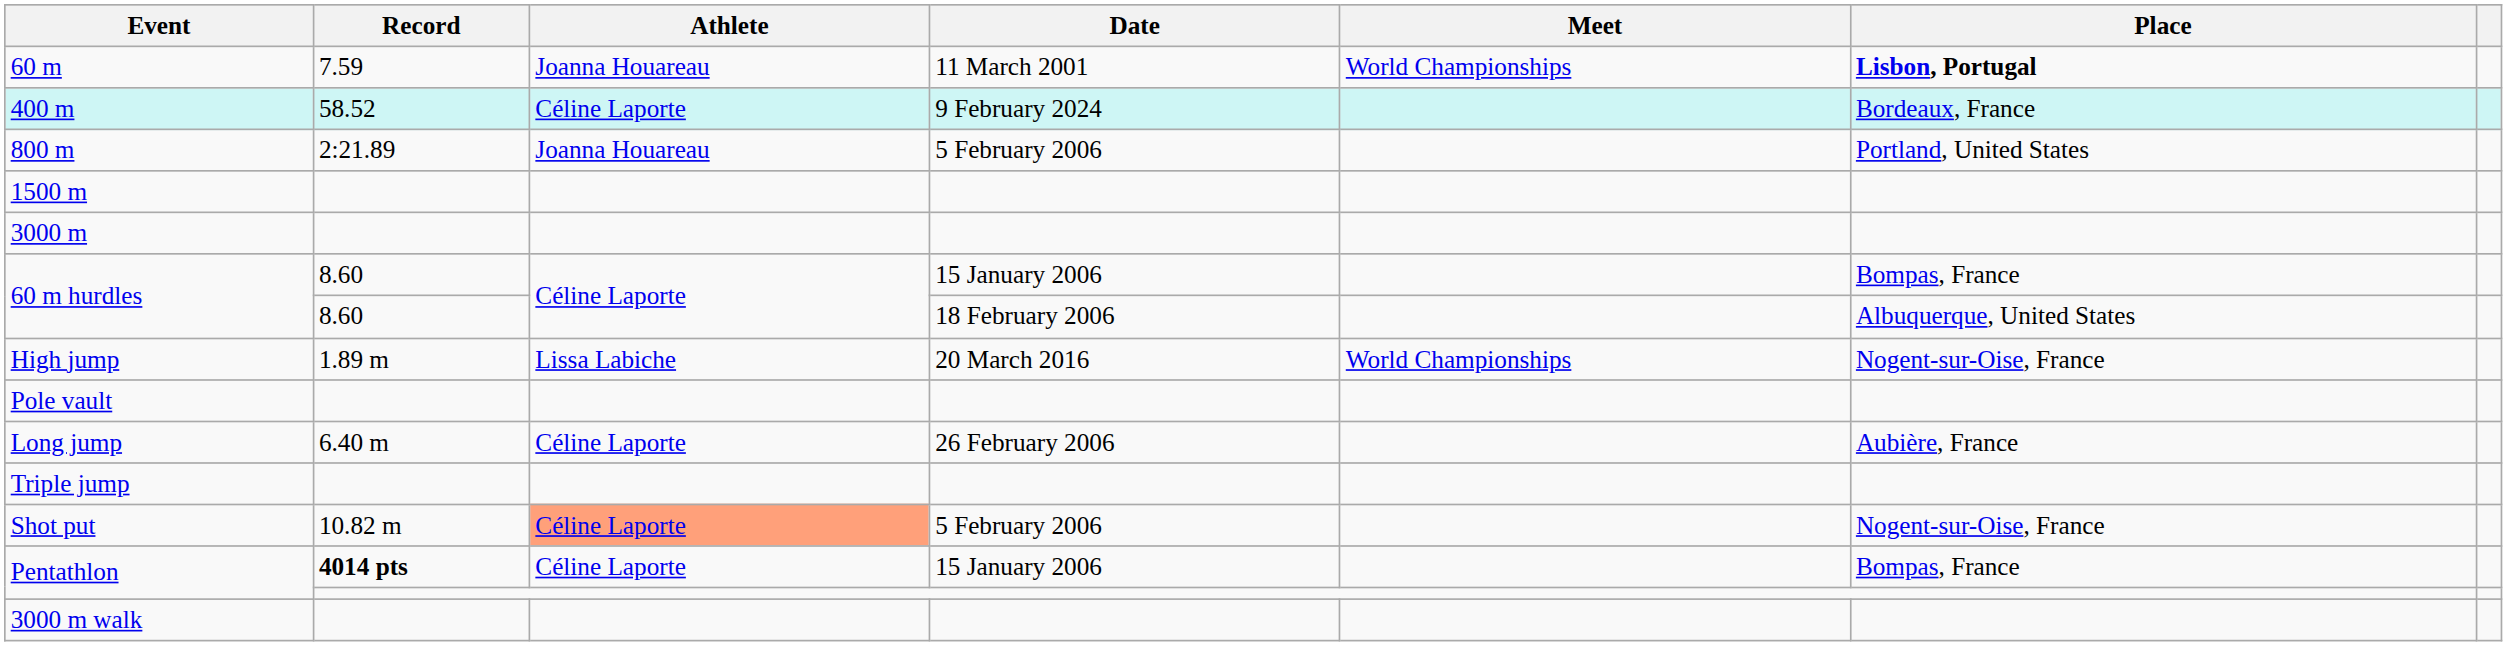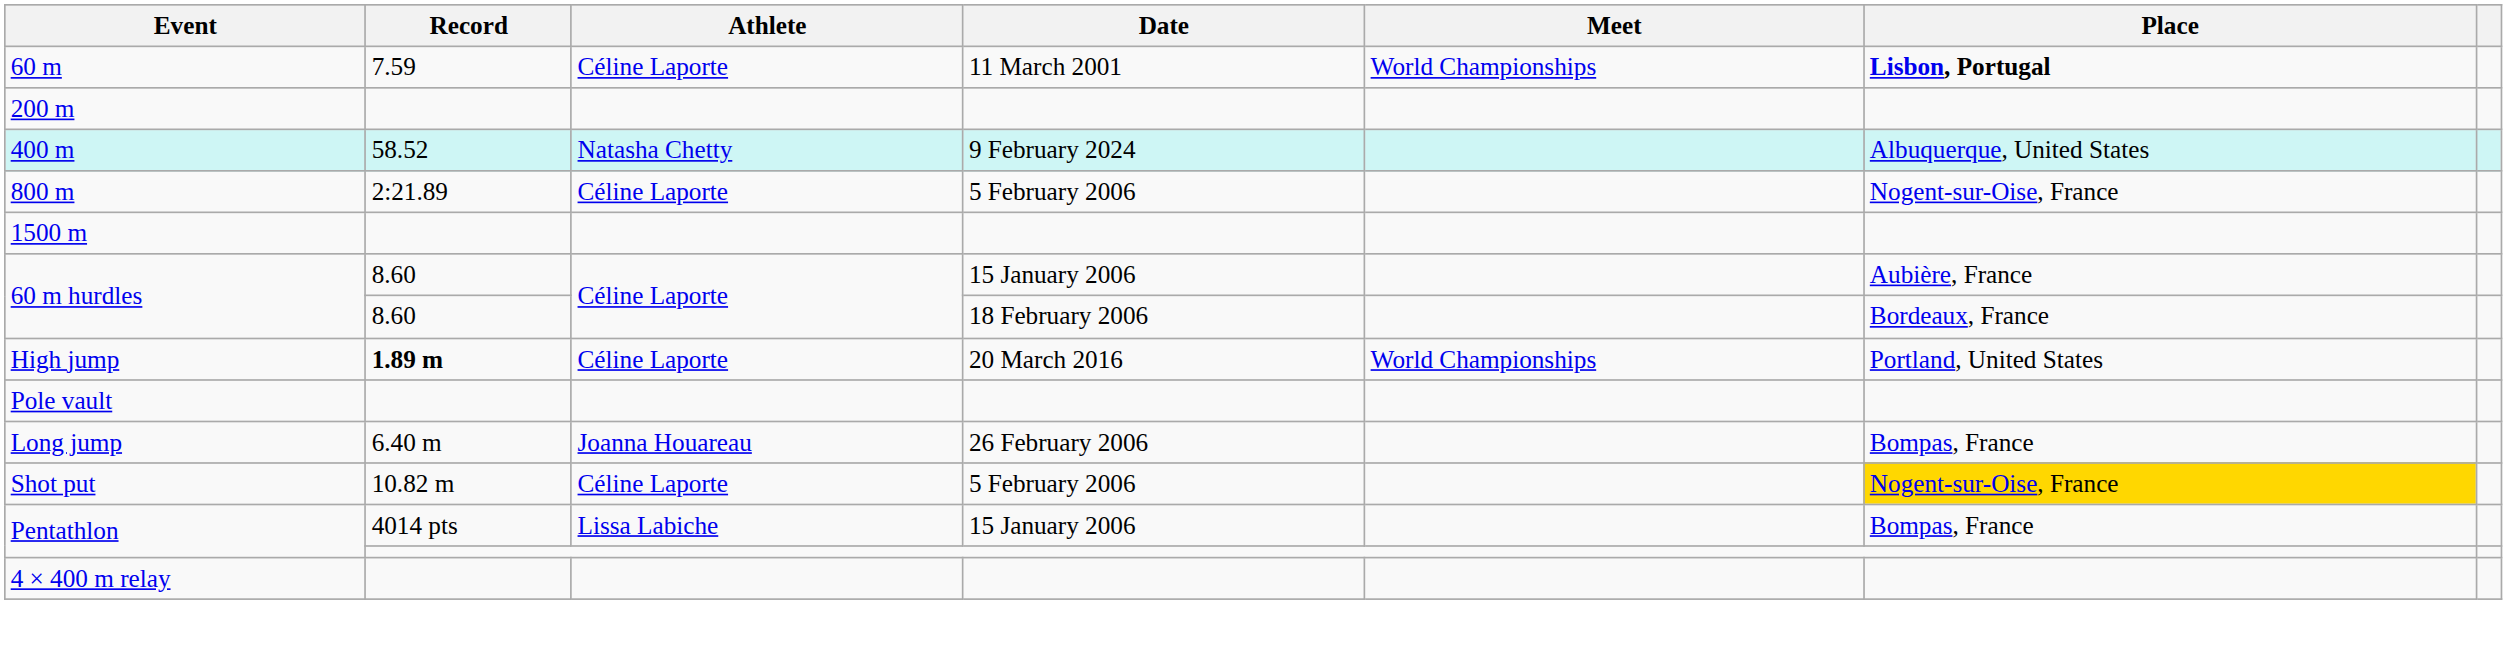(623, 67) Joanna Houareau -> (653, 67) Céline Laporte
+ row: (43, 108)
(611, 108) Céline Laporte -> (655, 150) Natasha Chetty
(1945, 108) Bordeaux, France -> (2010, 150) Albuquerque, United States
(623, 150) Joanna Houareau -> (653, 191) Céline Laporte
(1972, 150) Portland, United States -> (1994, 191) Nogent-sur-Oise, France
- row: (49, 233)
(1938, 275) Bompas, France -> (1951, 275) Aubière, France
(1996, 316) Albuquerque, United States -> (1959, 316) Bordeaux, France
(354, 358) normal -> (407, 358) bold
(606, 358) Lissa Labiche -> (653, 358) Céline Laporte
(1980, 358) Nogent-sur-Oise, France -> (1986, 358) Portland, United States
(611, 441) Céline Laporte -> (665, 441) Joanna Houareau
(1937, 441) Aubière, France -> (1952, 441) Bompas, France
- row: (70, 483)
(611, 524) lightsalmon background -> (653, 483) no background
(1980, 524) no background -> (1994, 483) gold background
(363, 566) bold -> (415, 524) normal
(611, 566) Céline Laporte -> (648, 524) Lissa Labiche
- row: (77, 619)
+ row: (91, 578)
